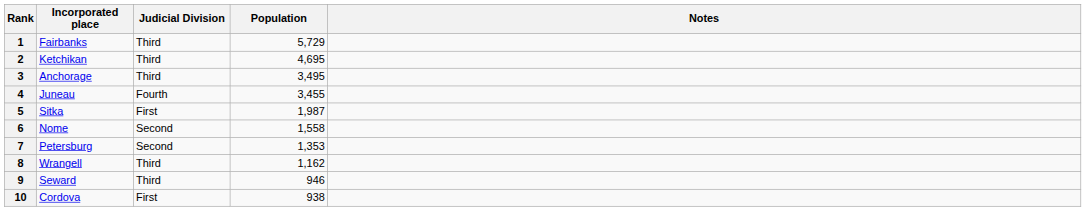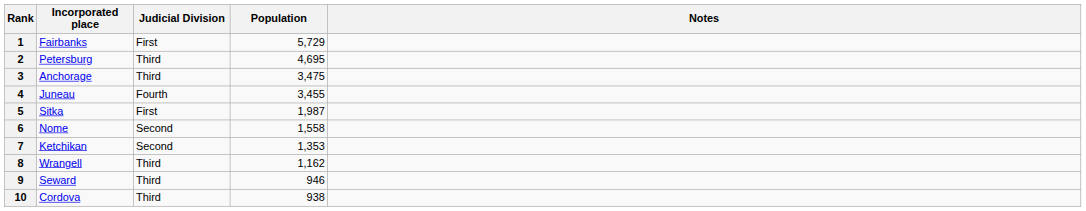(148, 42) Third -> (147, 42) First
(63, 59) Ketchikan -> (66, 59) Petersburg
(311, 77) 3,495 -> (311, 77) 3,475
(66, 146) Petersburg -> (63, 146) Ketchikan
(147, 197) First -> (148, 197) Third
